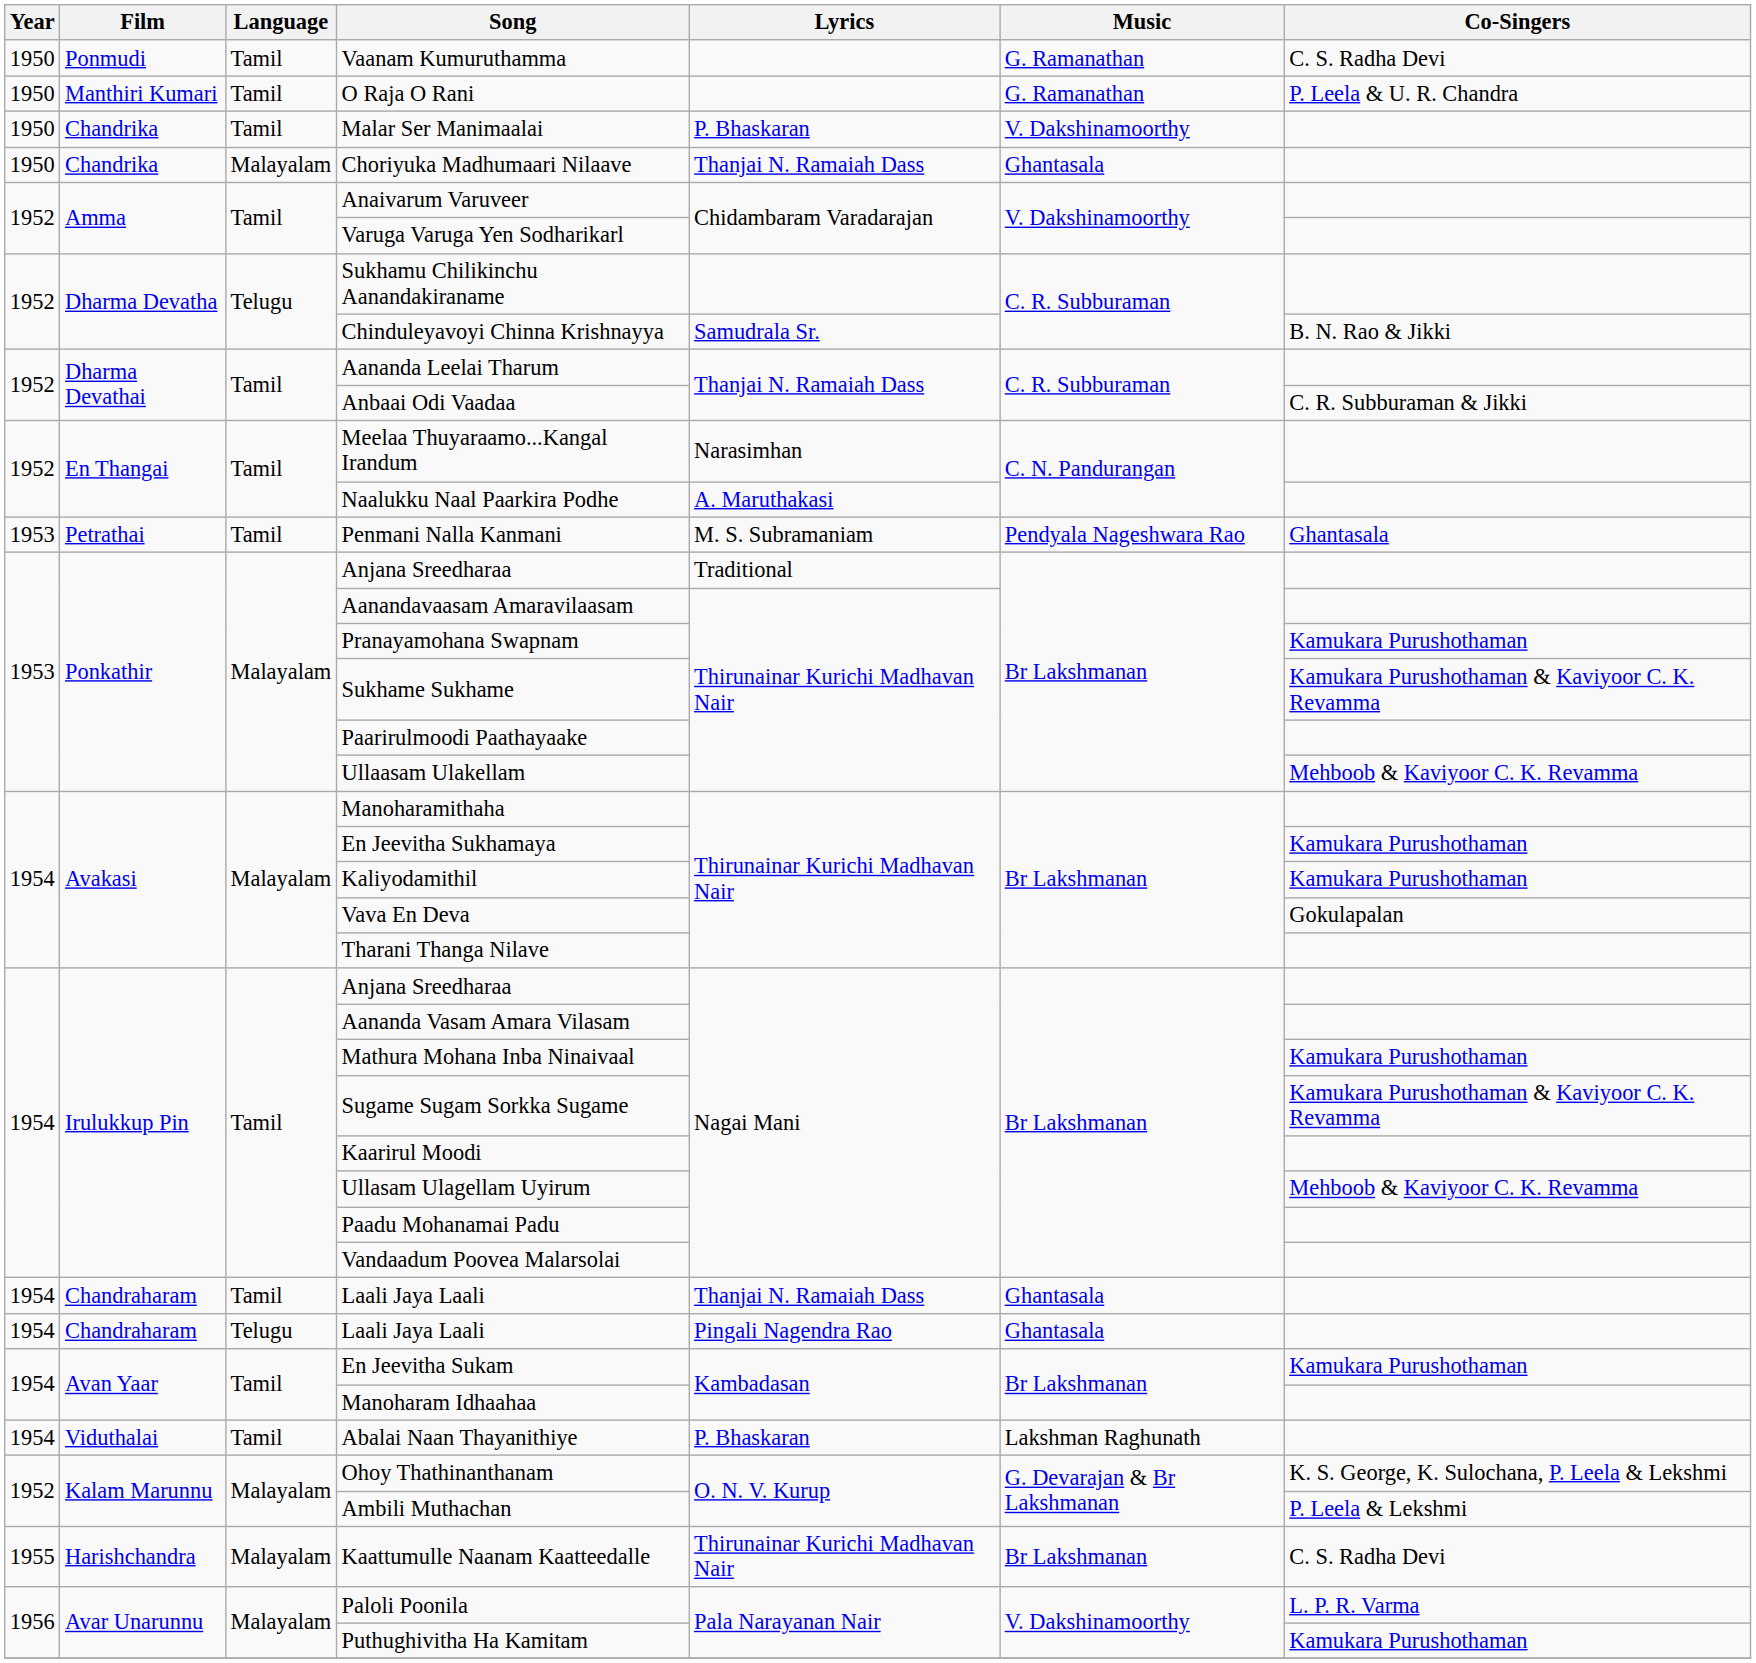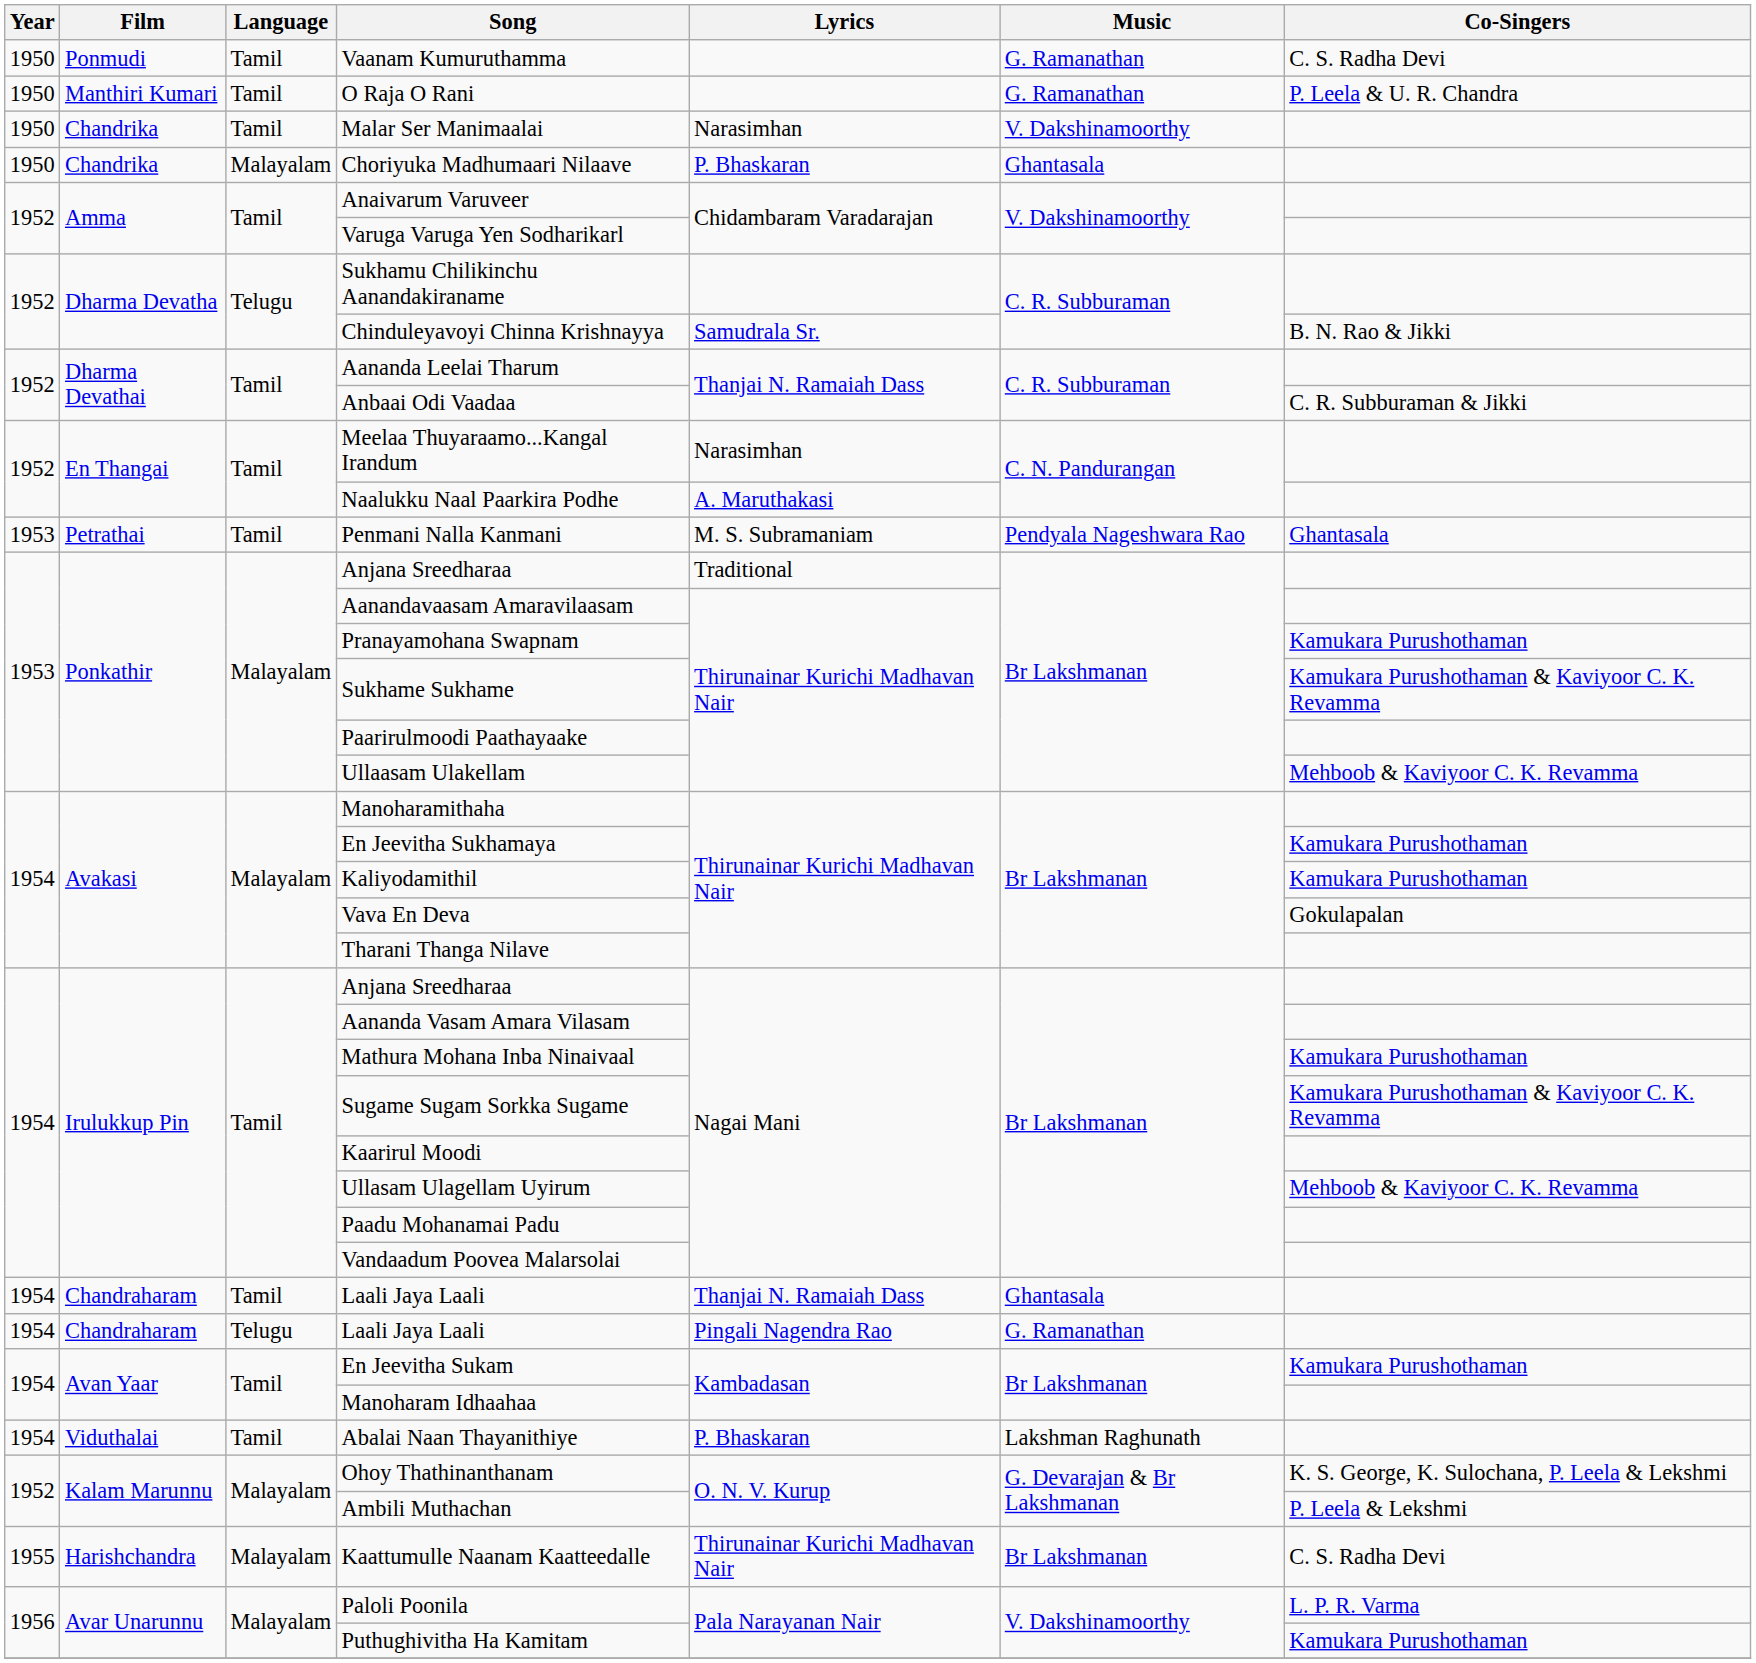(752, 128) P. Bhaskaran -> (748, 128) Narasimhan
(809, 164) Thanjai N. Ramaiah Dass -> (752, 164) P. Bhaskaran
(1055, 1330) Ghantasala -> (1074, 1330) G. Ramanathan
